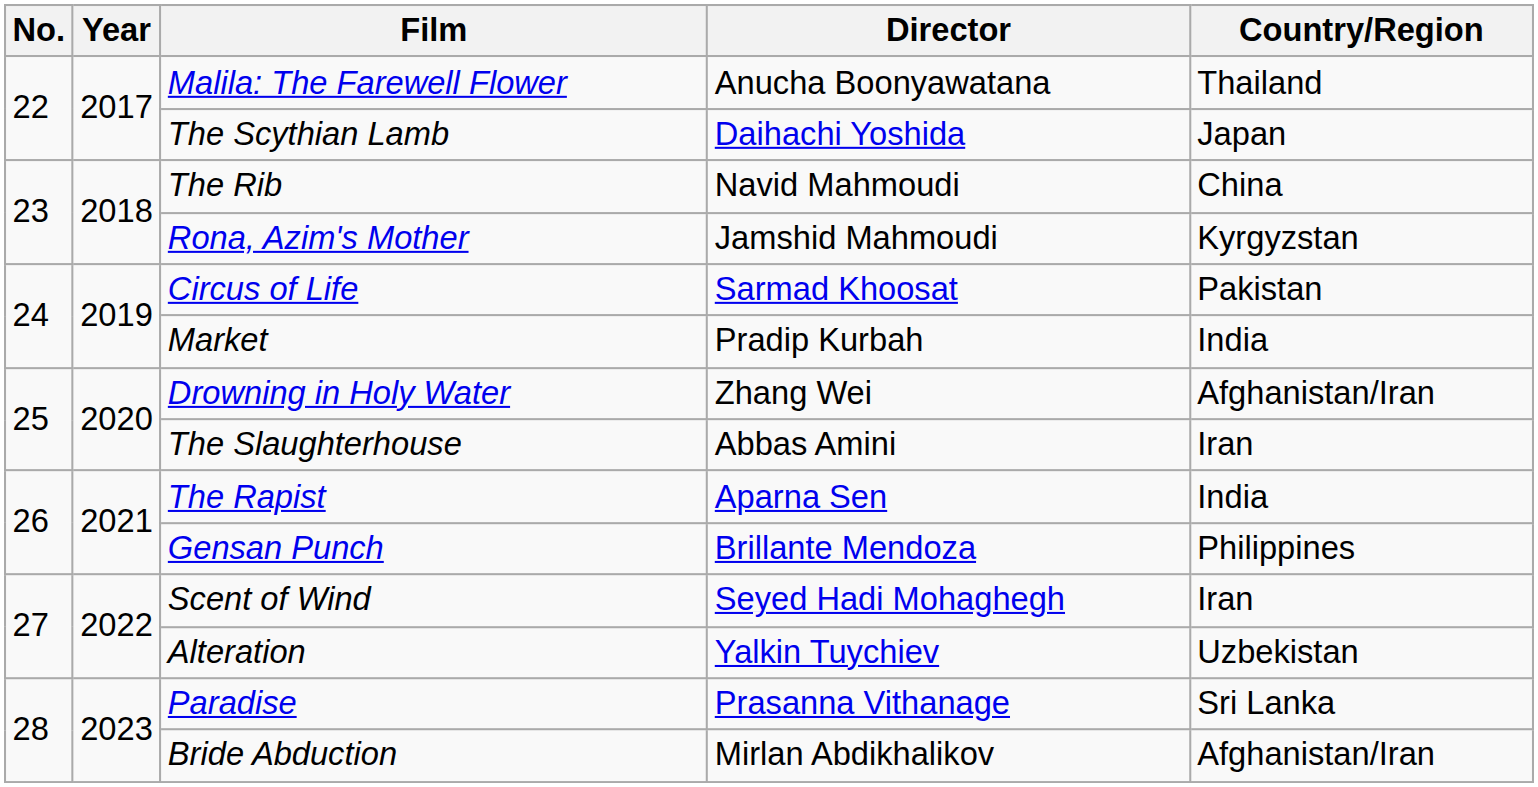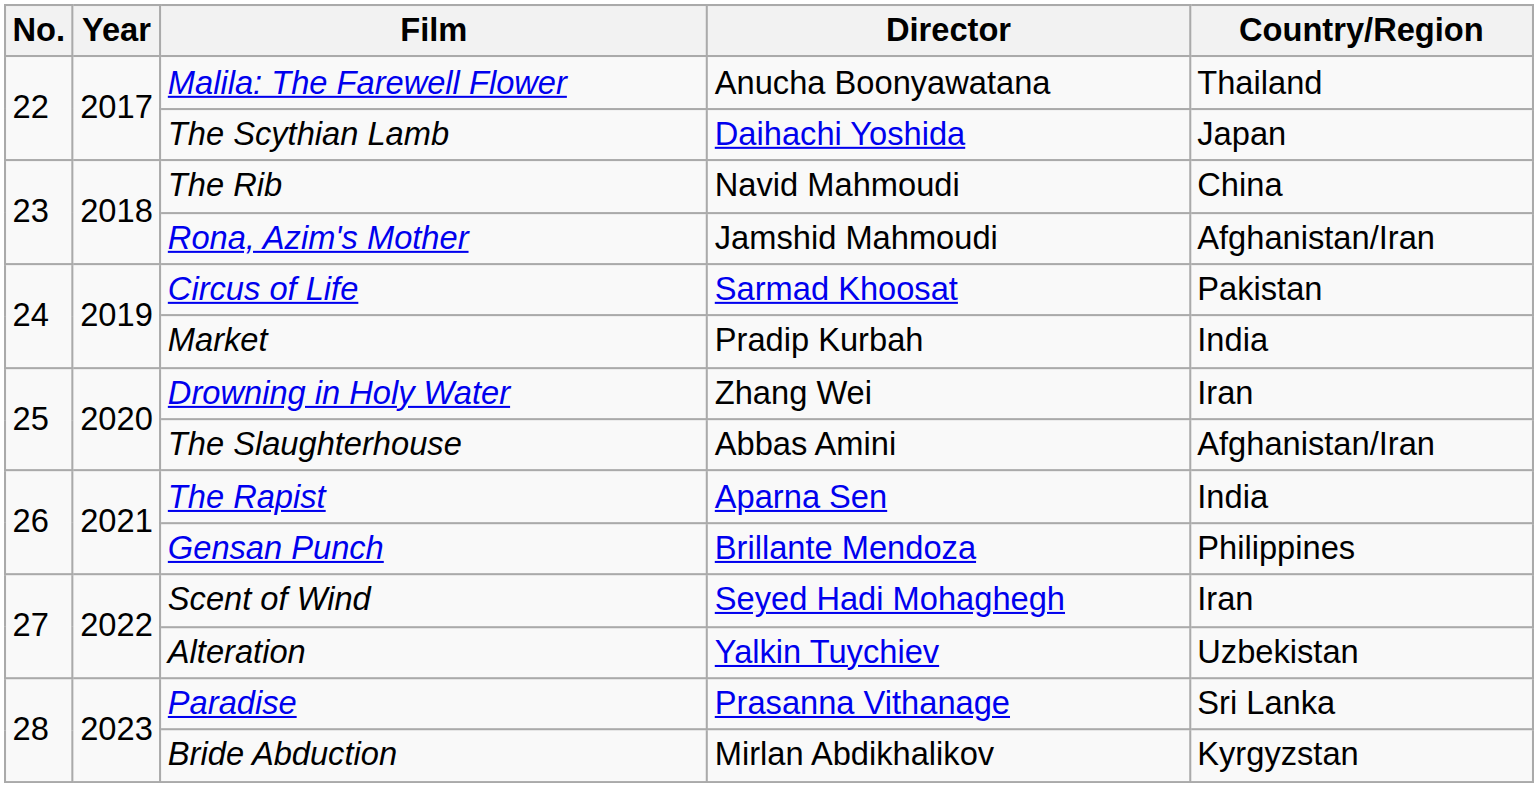(1278, 237) Kyrgyzstan -> (1316, 237) Afghanistan/Iran
(1316, 392) Afghanistan/Iran -> (1225, 392) Iran
(1225, 444) Iran -> (1316, 444) Afghanistan/Iran
(1316, 755) Afghanistan/Iran -> (1278, 755) Kyrgyzstan
